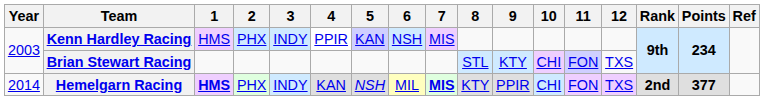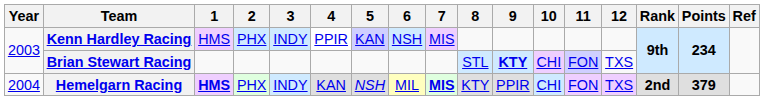(513, 62) normal -> (513, 62) bold
(24, 85) 2014 -> (24, 85) 2004
(704, 85) 377 -> (704, 85) 379
